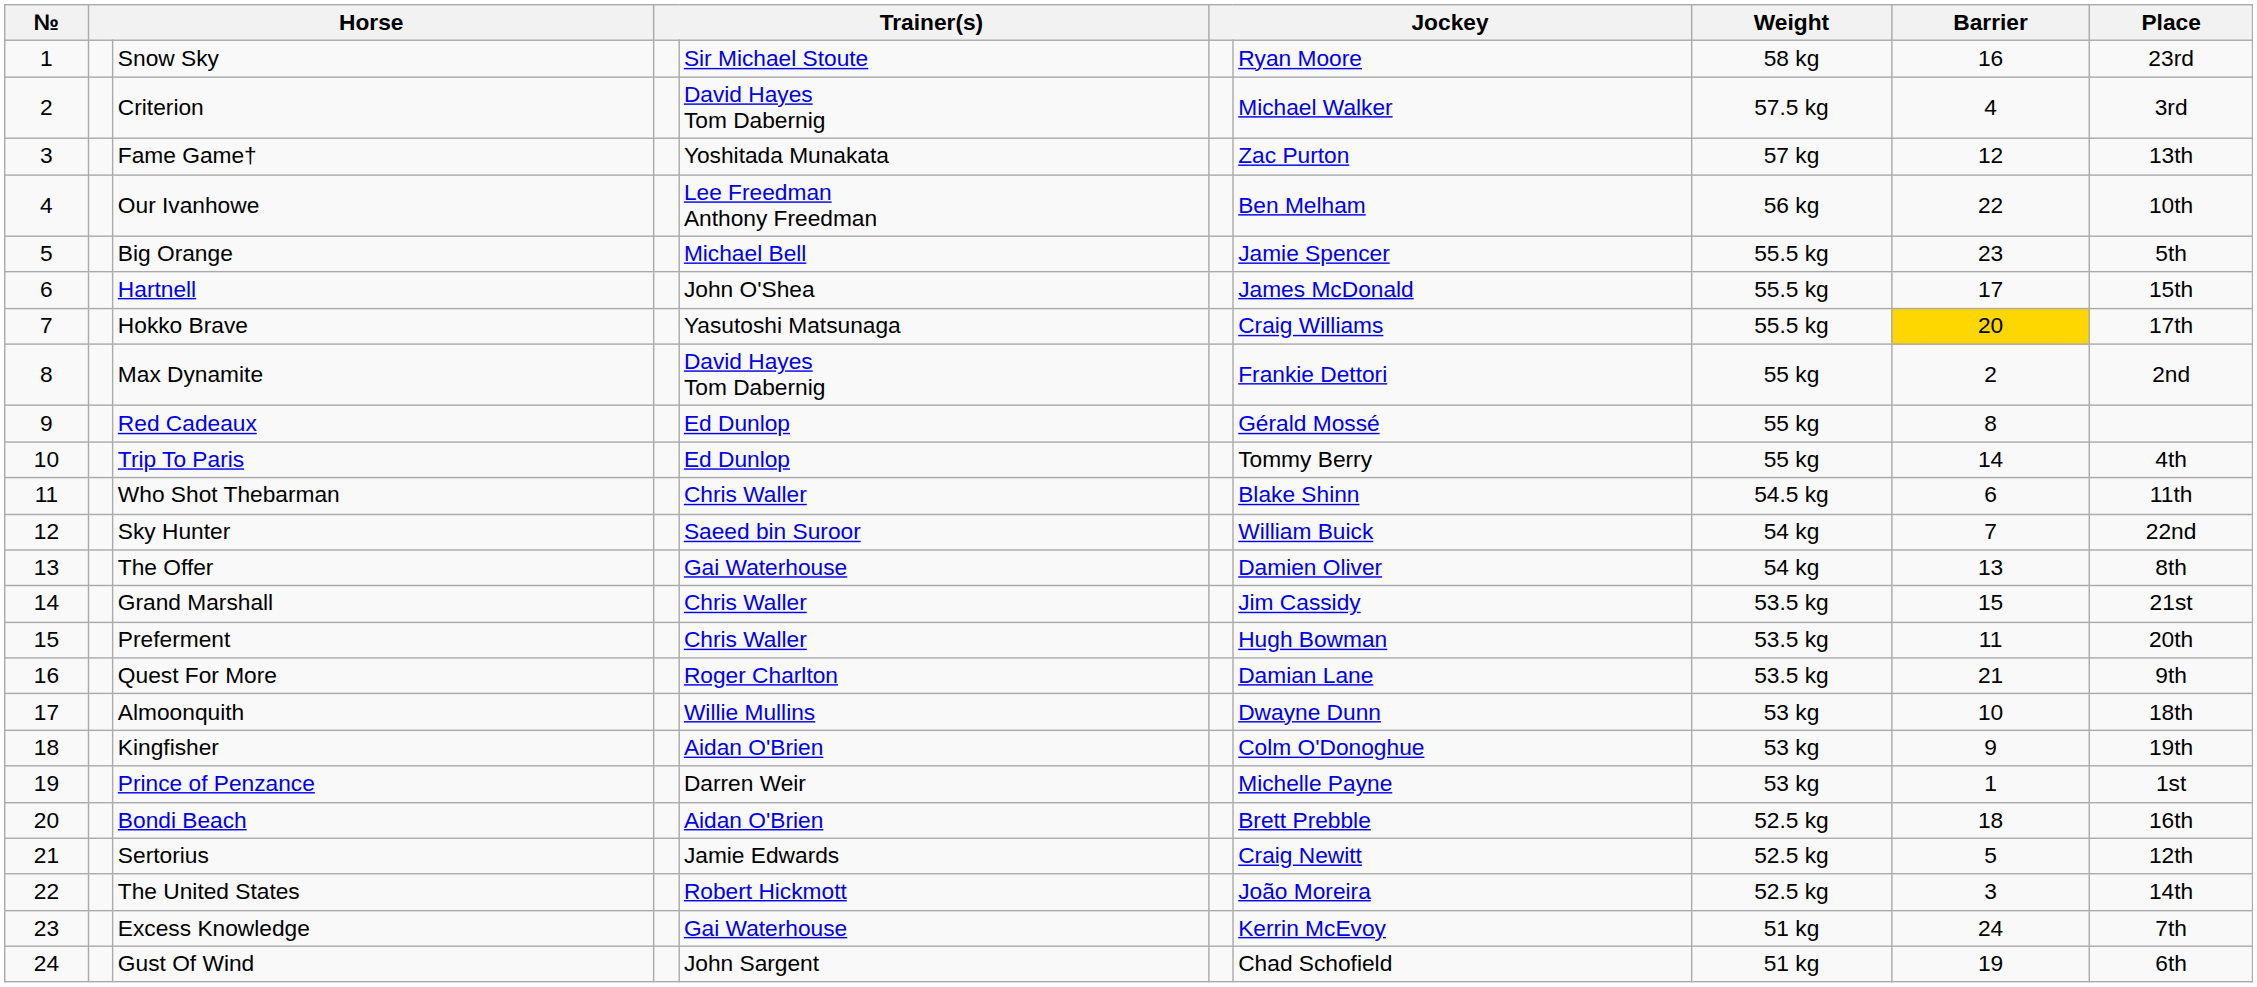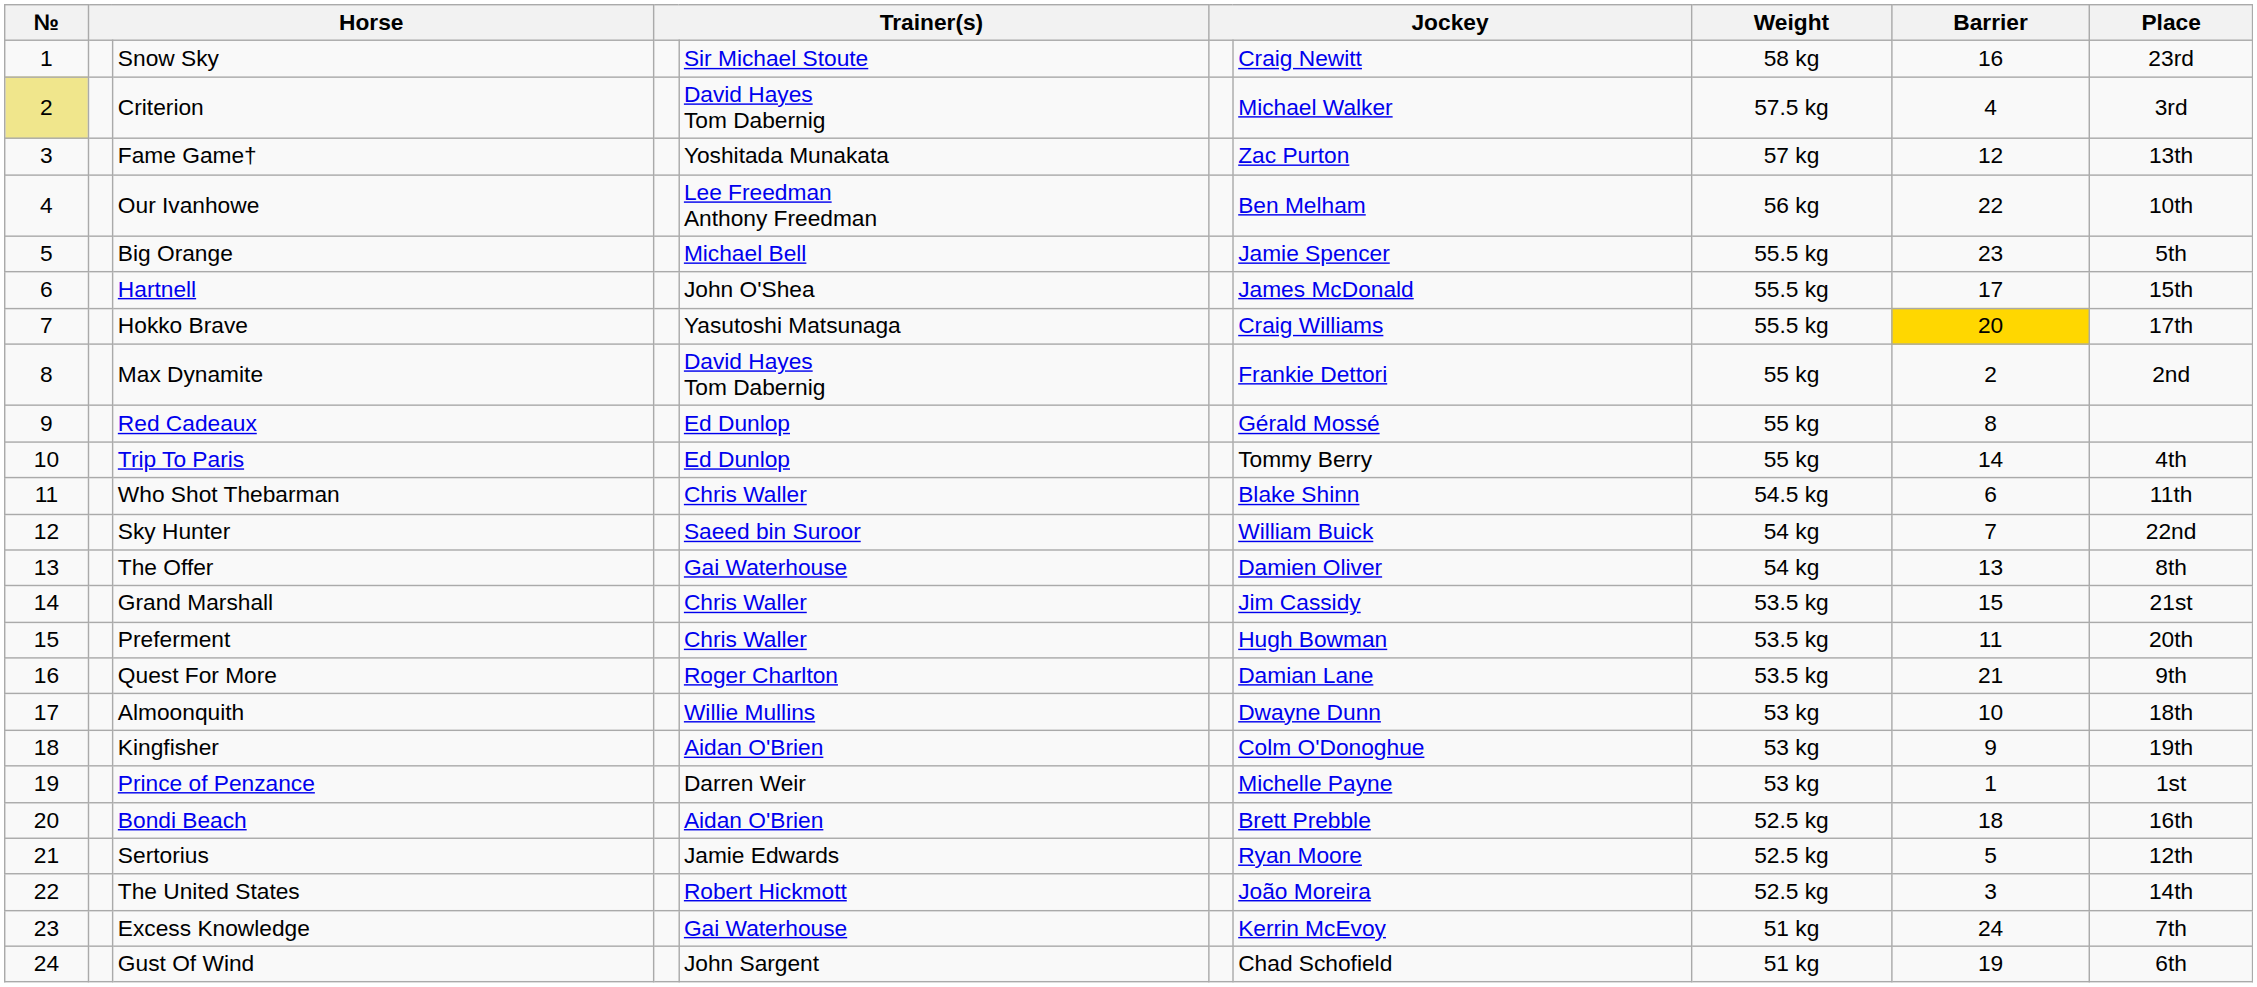(1300, 58) Ryan Moore -> (1300, 58) Craig Newitt
(46, 107) no background -> (46, 107) khaki background
(1300, 855) Craig Newitt -> (1300, 855) Ryan Moore
